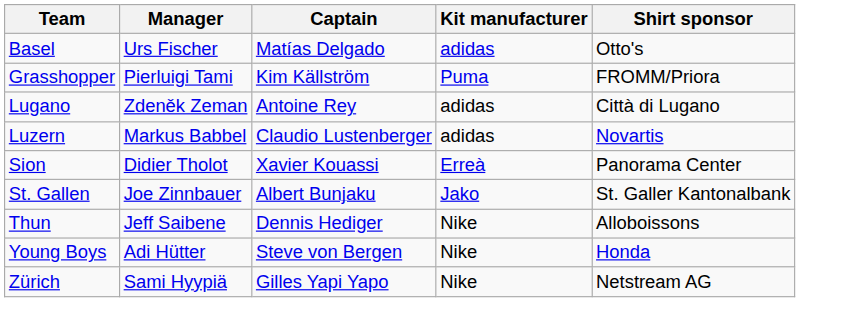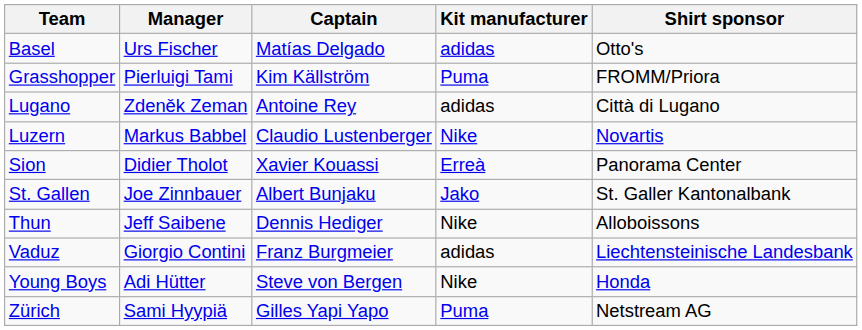(467, 135) adidas -> (459, 135) Nike
+ row: (34, 252)
(459, 281) Nike -> (464, 310) Puma
